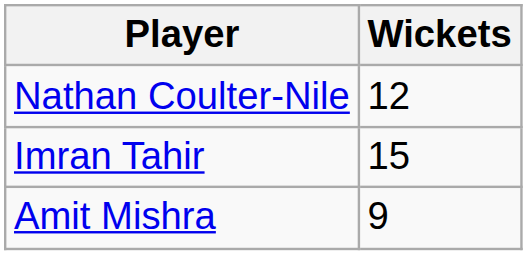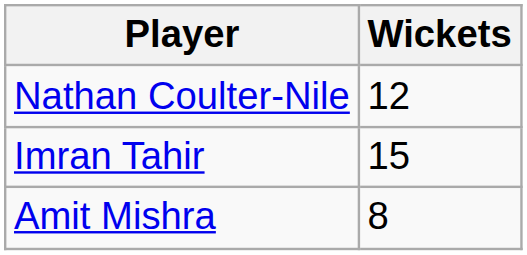(378, 216) 9 -> (378, 216) 8
